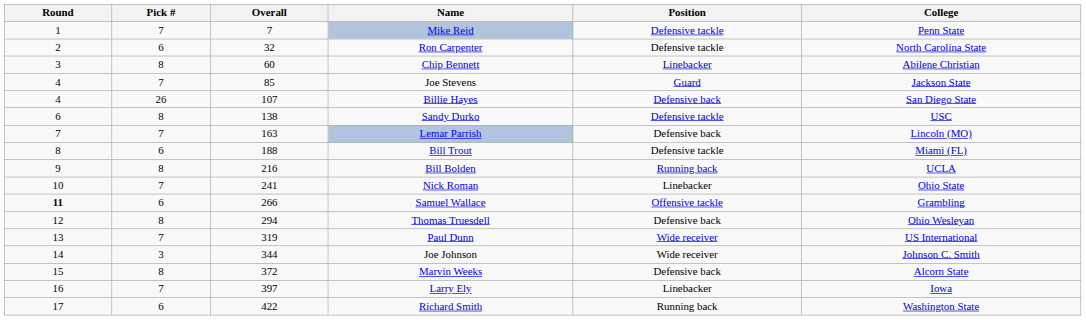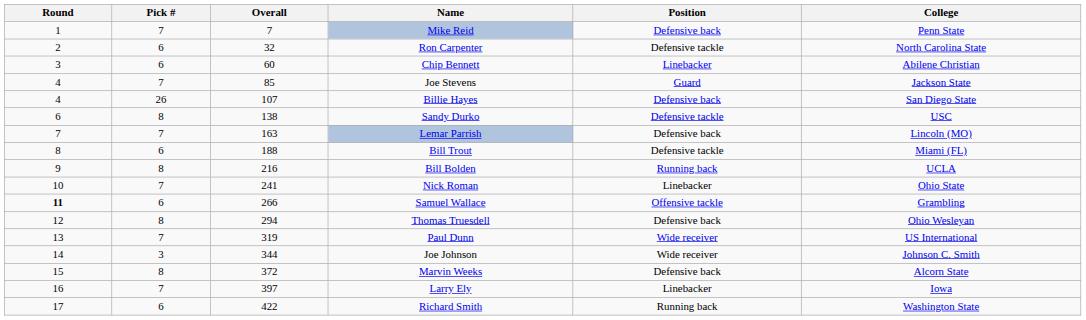(687, 30) Defensive tackle -> (687, 30) Defensive back
(161, 64) 8 -> (161, 64) 6
